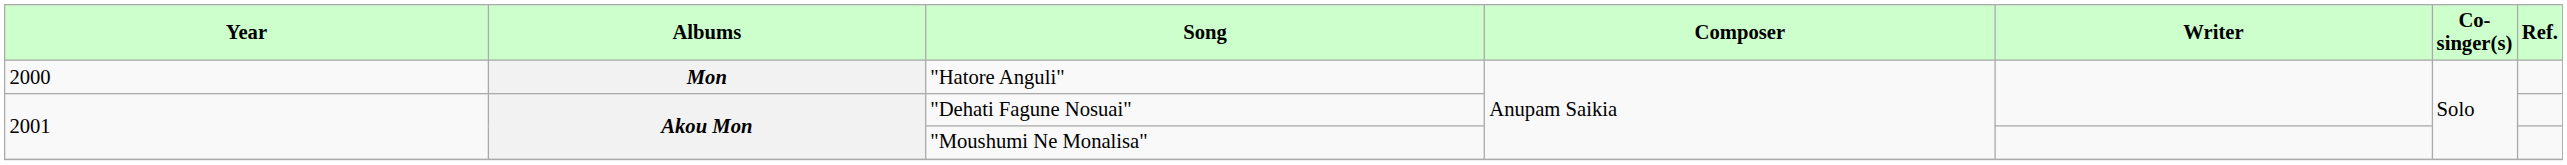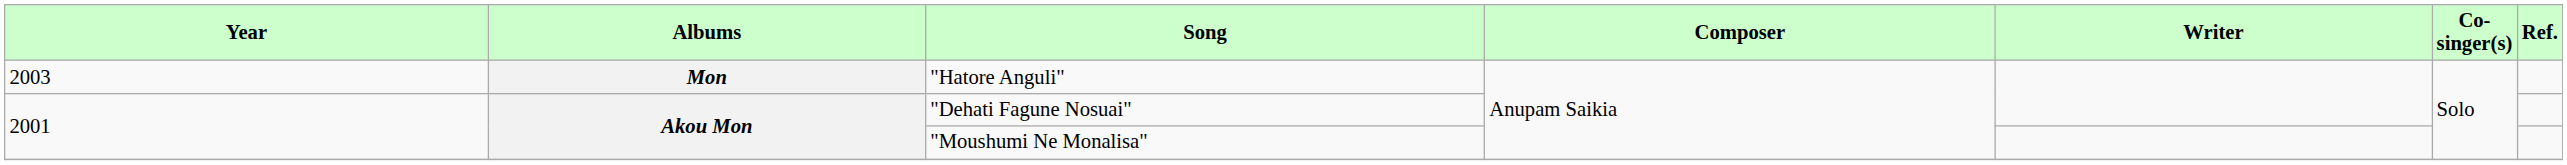(30, 76) 2000 -> (30, 76) 2003
